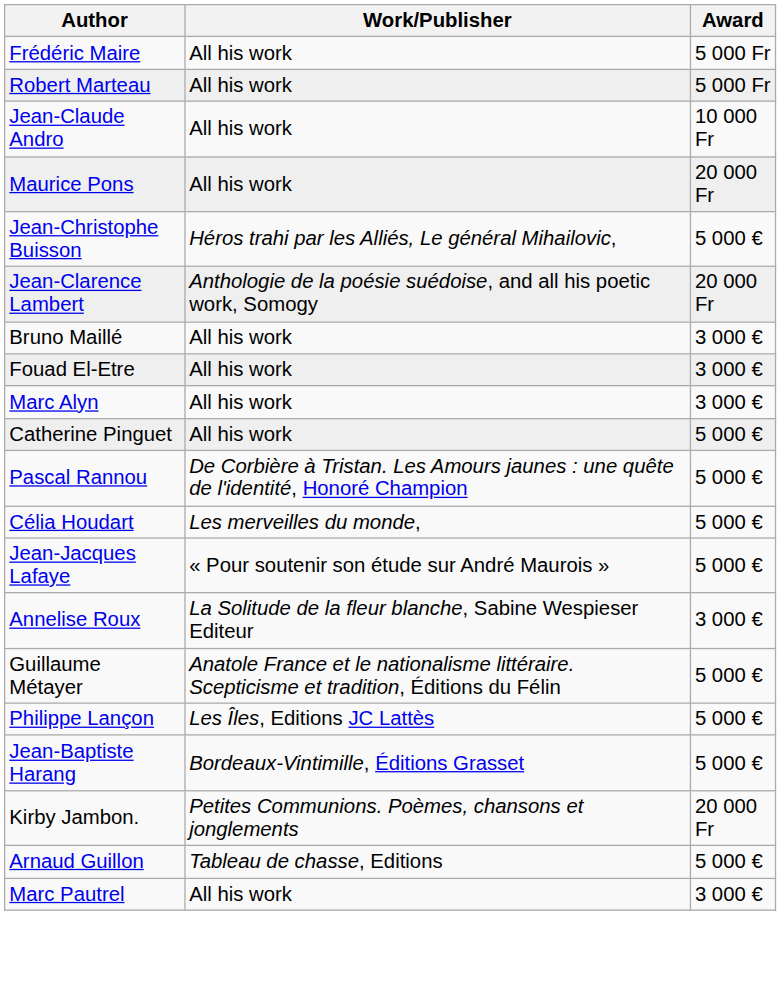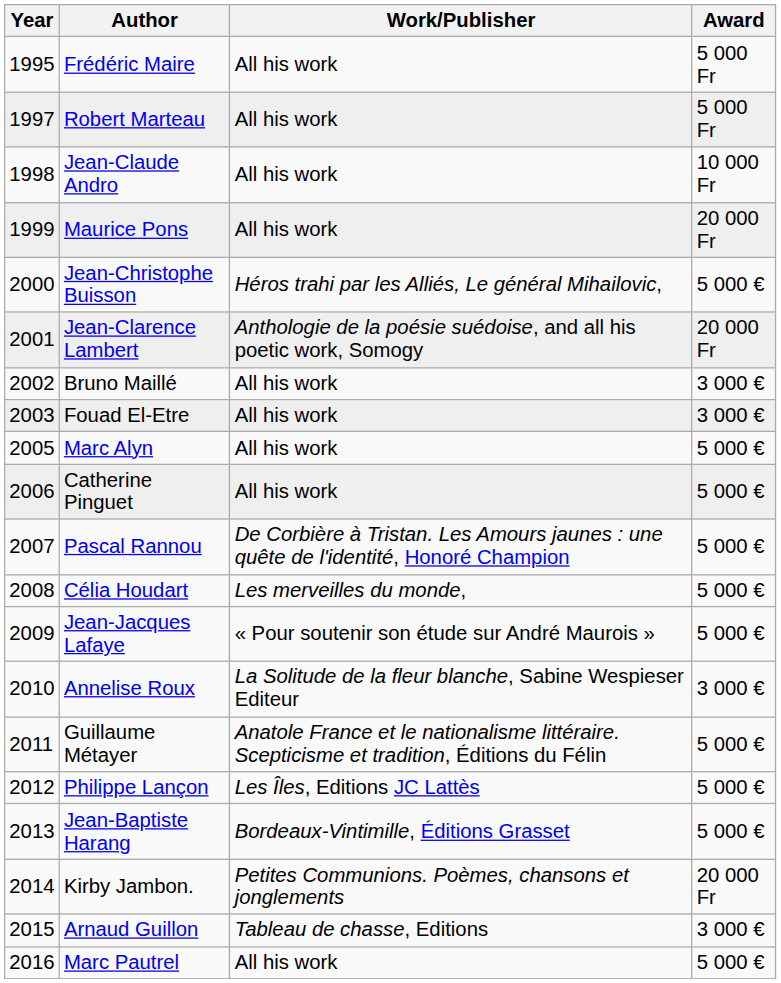+ column: (32, 20)
(729, 402) 3 000 € -> (731, 447) 5 000 €
(729, 861) 5 000 € -> (731, 930) 3 000 €
(729, 893) 3 000 € -> (731, 962) 5 000 €
